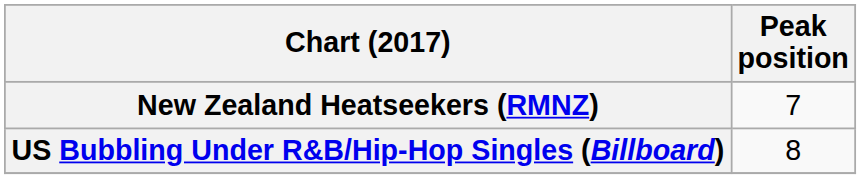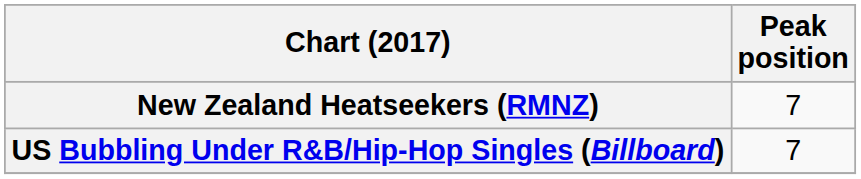(793, 150) 8 -> (793, 150) 7
